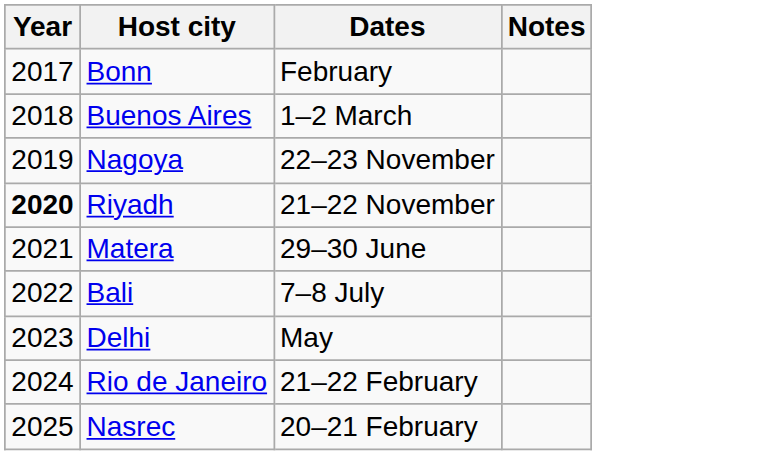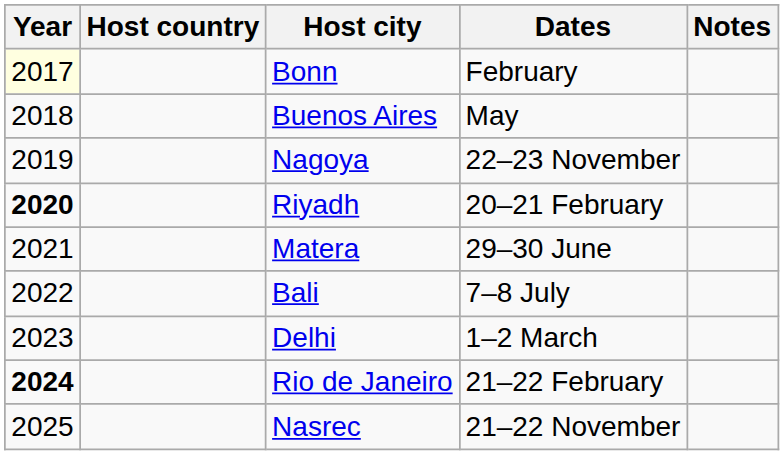+ column: (173, 26)
(42, 71) no background -> (42, 71) lightyellow background
(346, 115) 1–2 March -> (492, 115) May
(387, 204) 21–22 November -> (564, 204) 20–21 February
(306, 337) May -> (532, 337) 1–2 March
(42, 381) normal -> (42, 381) bold
(379, 426) 20–21 February -> (573, 426) 21–22 November
